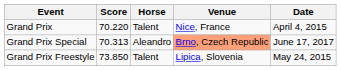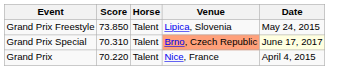rows swapped: (29, 27) <-> (51, 57)
(114, 42) 70.313 -> (114, 42) 70.310
(152, 42) Aleandro -> (146, 42) Talent
(303, 42) no background -> (292, 42) lightyellow background
